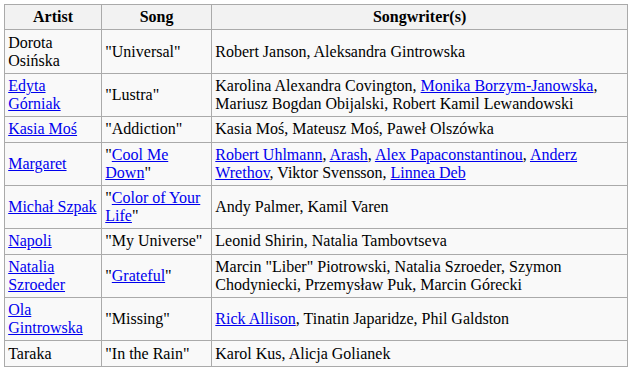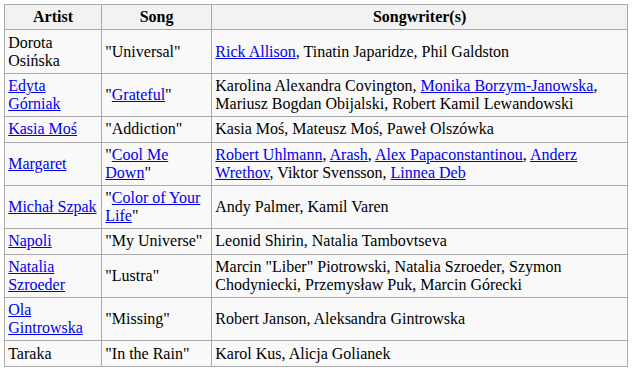(340, 51) Robert Janson, Aleksandra Gintrowska -> (362, 51) Rick Allison, Tinatin Japaridze, Phil Galdston
(132, 94) "Lustra" -> (138, 94) "Grateful"
(138, 275) "Grateful" -> (132, 275) "Lustra"
(362, 319) Rick Allison, Tinatin Japaridze, Phil Galdston -> (340, 319) Robert Janson, Aleksandra Gintrowska
